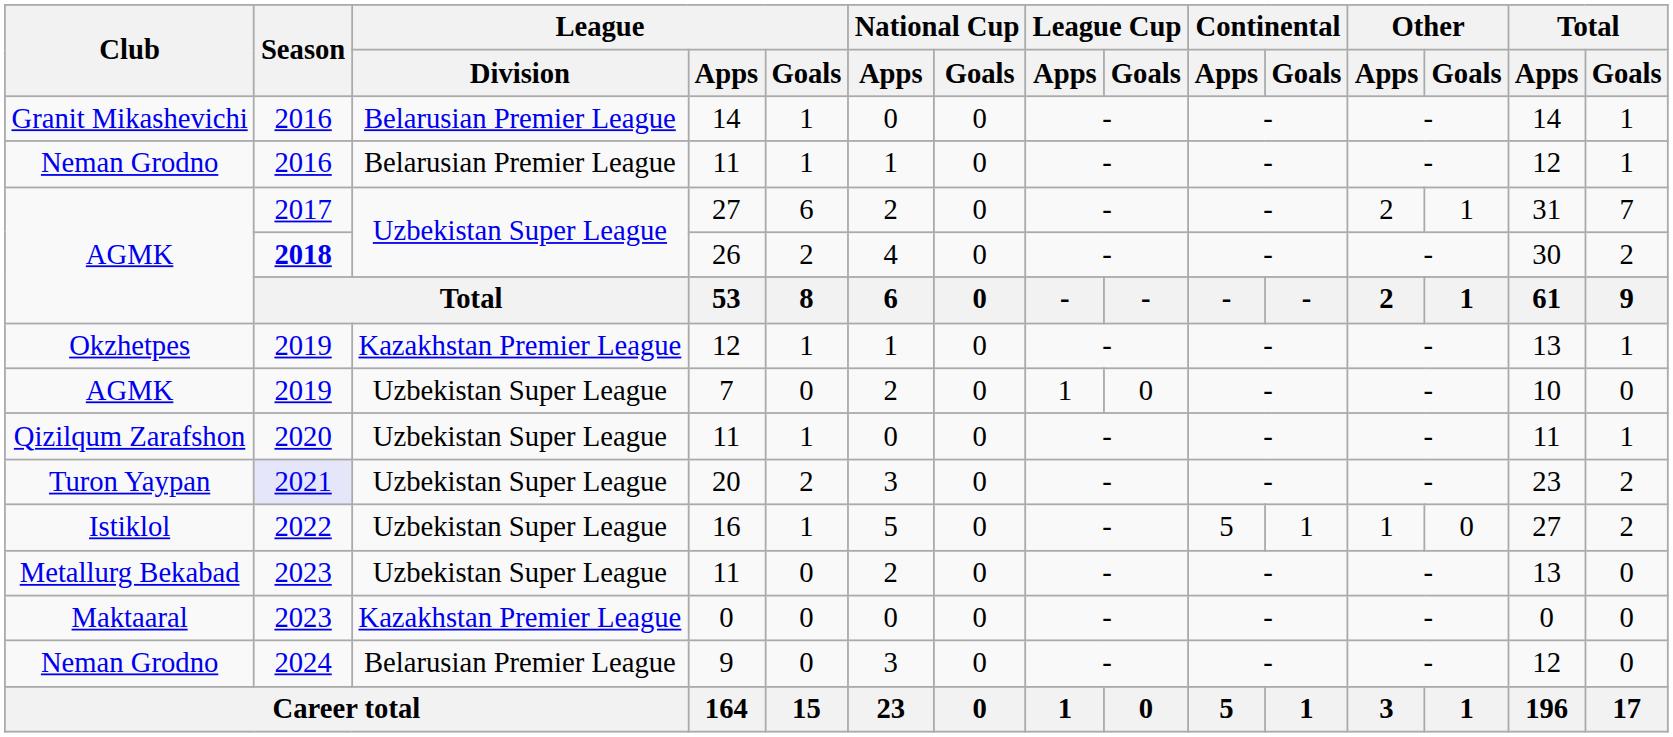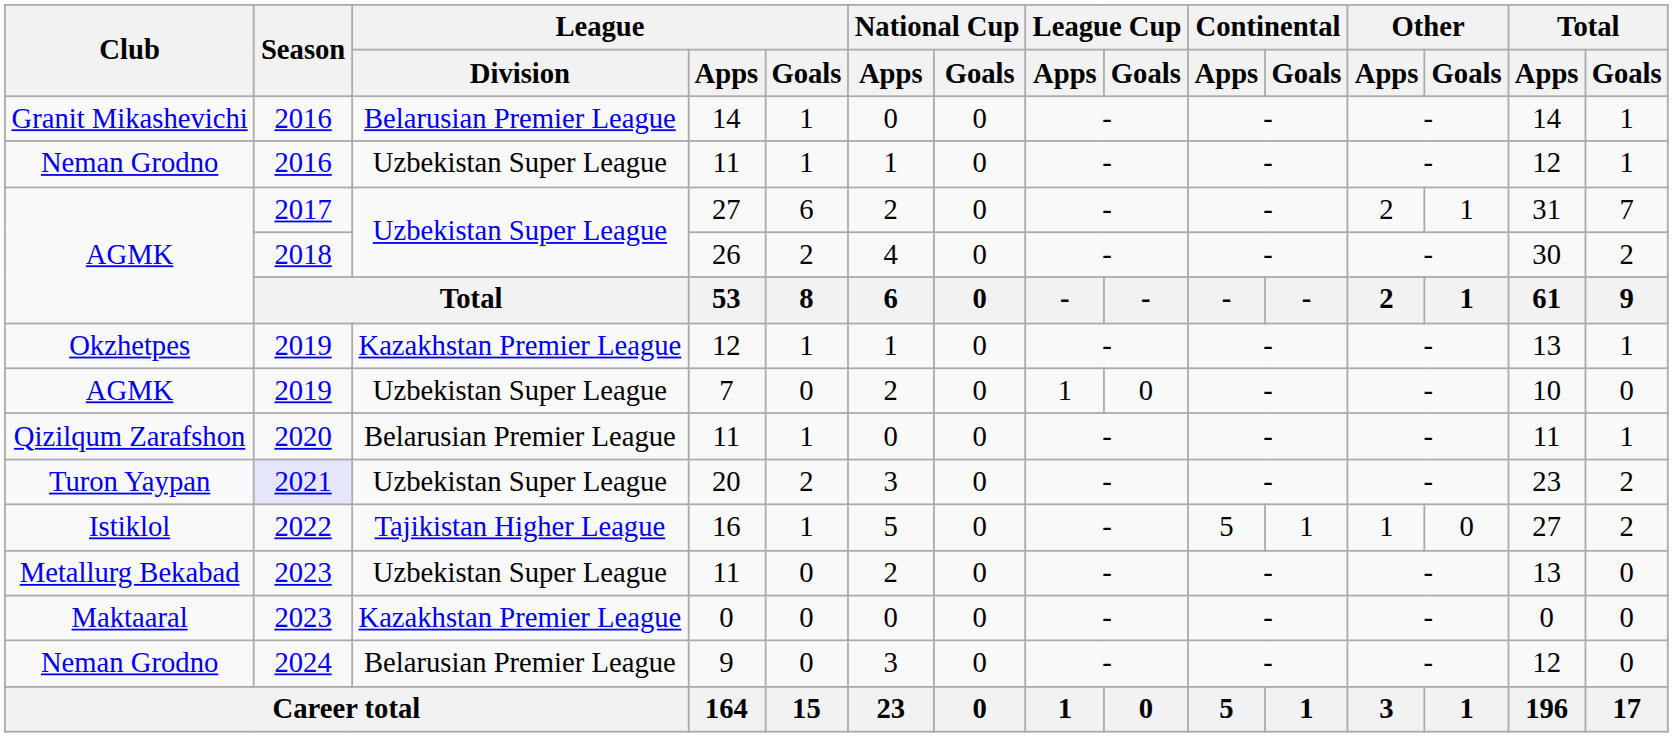(520, 163) Belarusian Premier League -> (520, 163) Uzbekistan Super League
(303, 254) bold -> (303, 254) normal
(520, 436) Uzbekistan Super League -> (520, 436) Belarusian Premier League
(520, 526) Uzbekistan Super League -> (520, 526) Tajikistan Higher League
